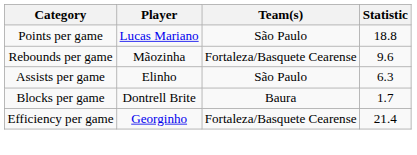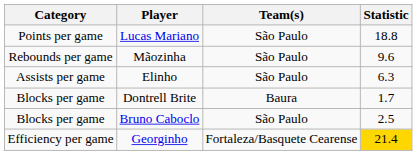(281, 56) Fortaleza/Basquete Cearense -> (281, 56) São Paulo
+ row: (160, 118)
(385, 118) no background -> (386, 139) gold background
